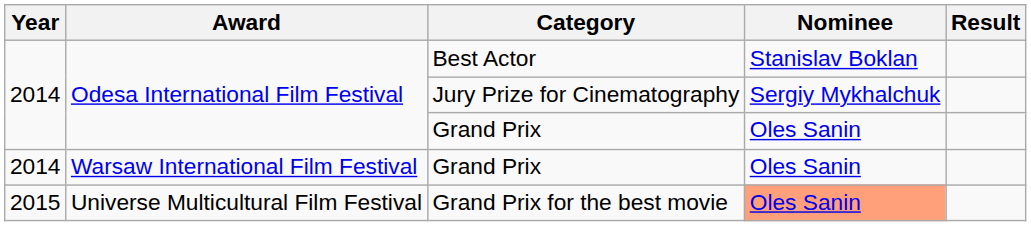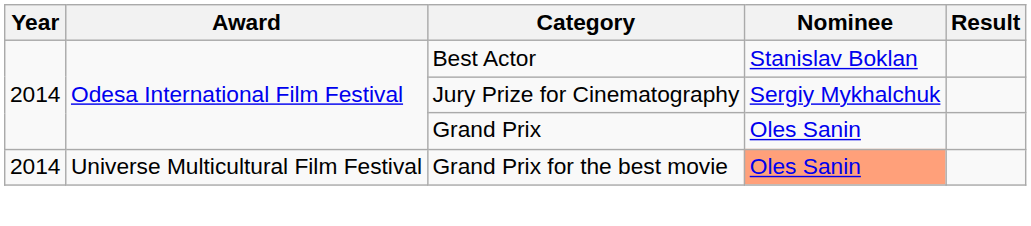- row: (244, 166)
(35, 202) 2015 -> (35, 166) 2014
